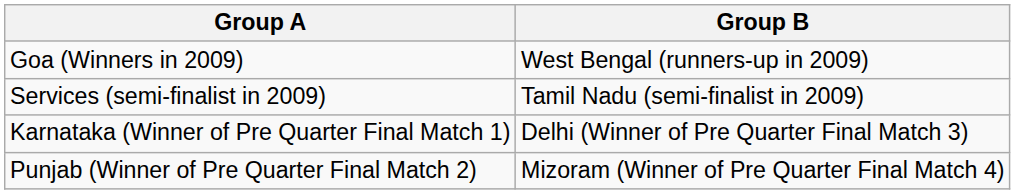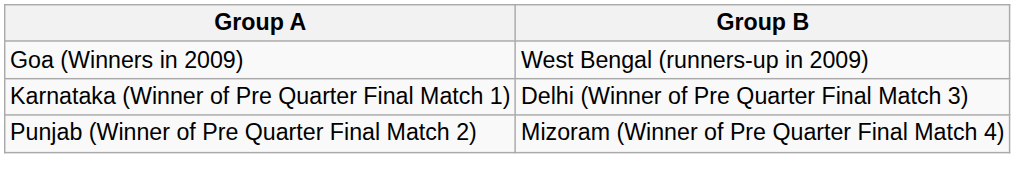- row: (168, 96)
